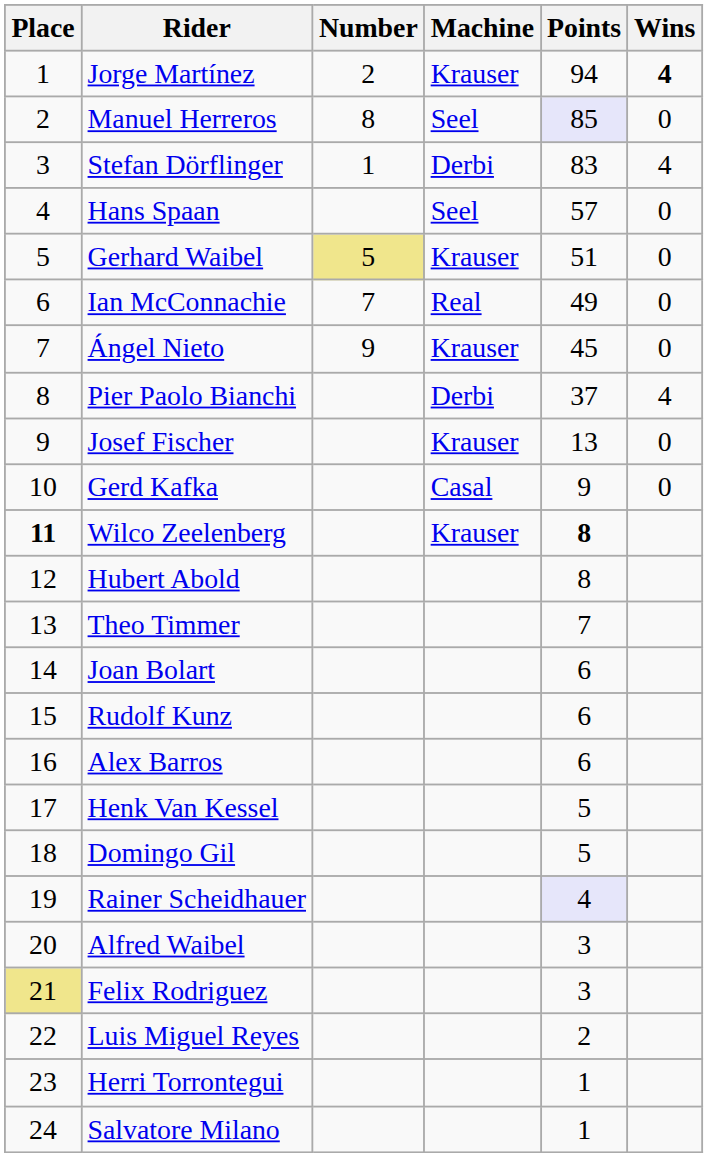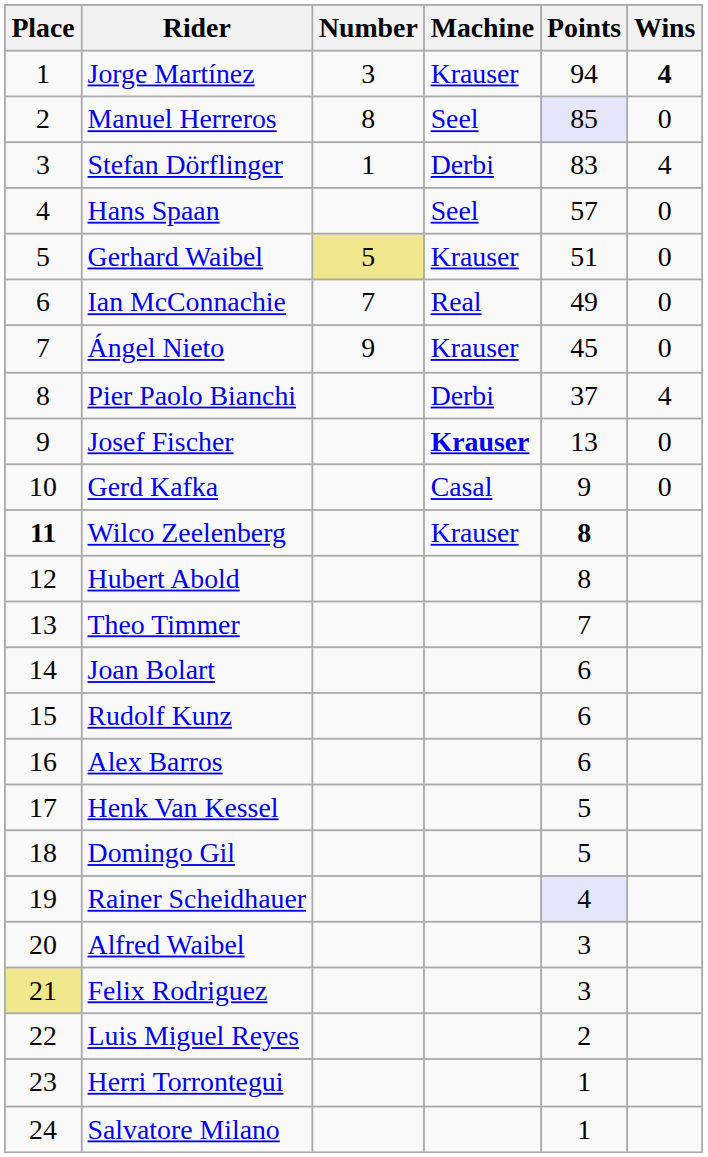(368, 73) 2 -> (368, 73) 3
(475, 440) normal -> (480, 440) bold
